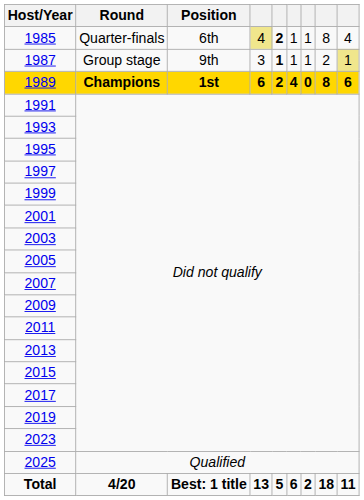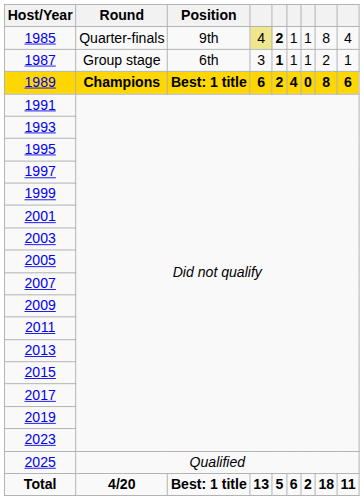(209, 37) 6th -> (209, 37) 9th
(209, 60) 9th -> (209, 60) 6th
(348, 60) khaki background -> (348, 60) no background
(209, 82) 1st -> (209, 82) Best: 1 title
